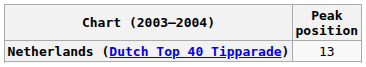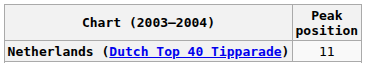(327, 51) 13 -> (327, 51) 11
